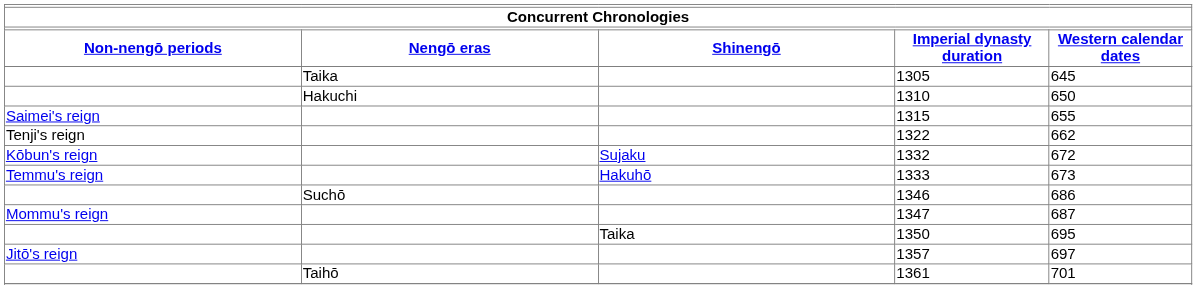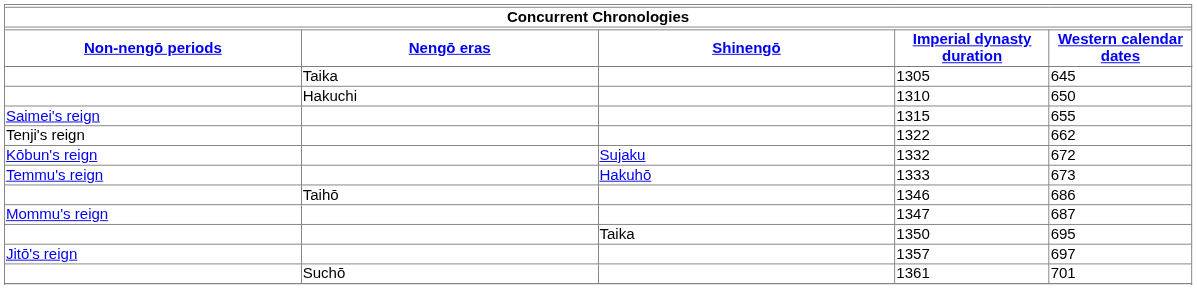(324, 194) Suchō -> (321, 194) Taihō
(321, 273) Taihō -> (324, 273) Suchō
